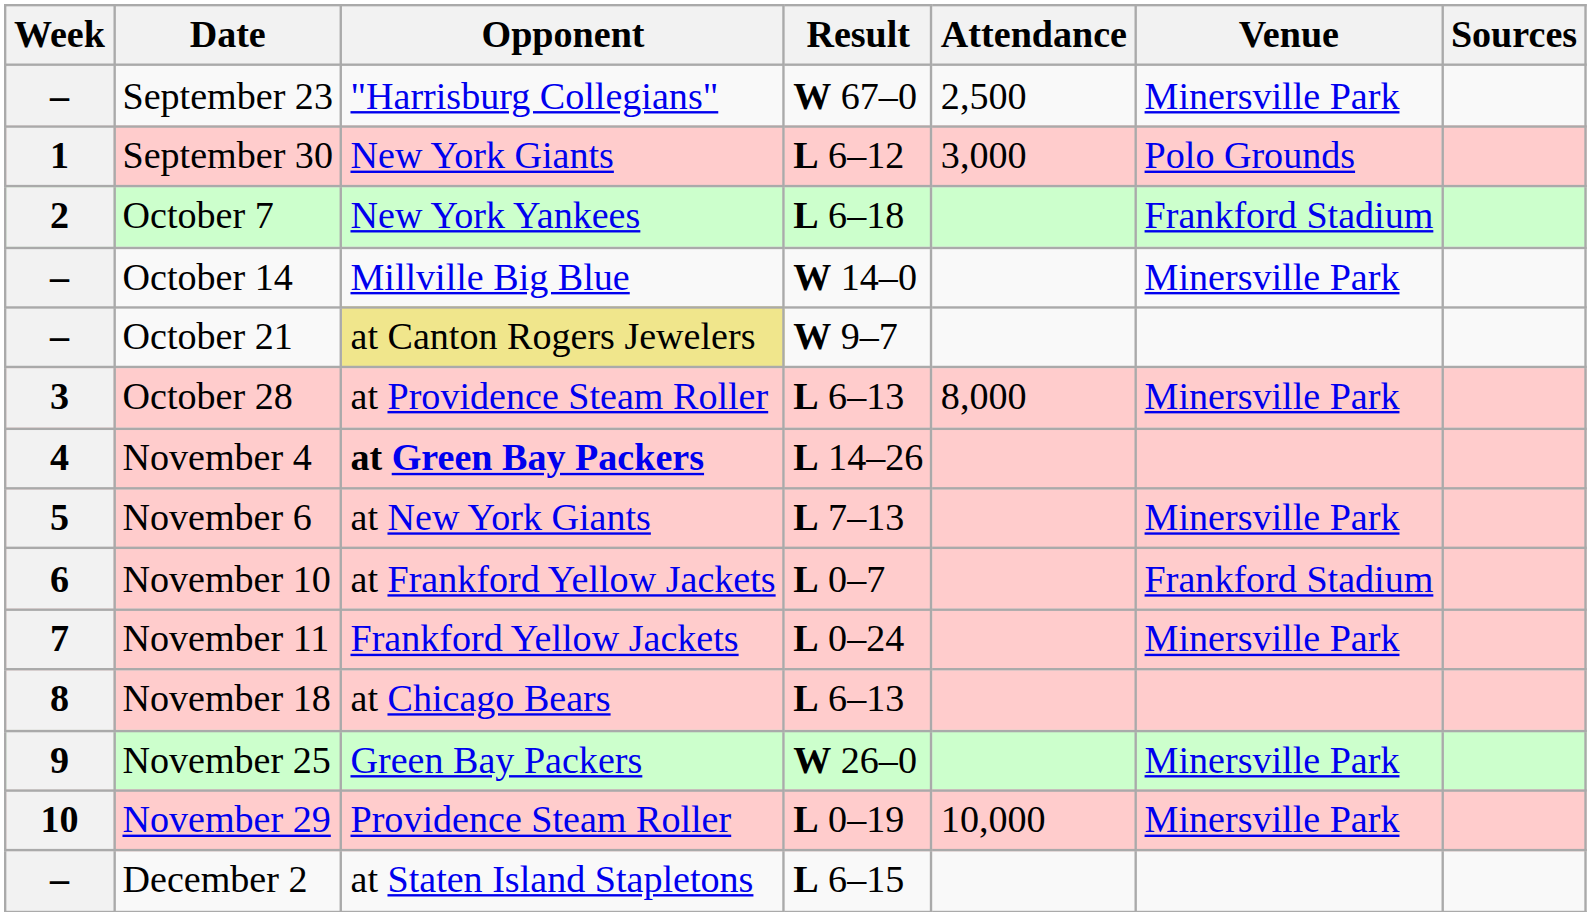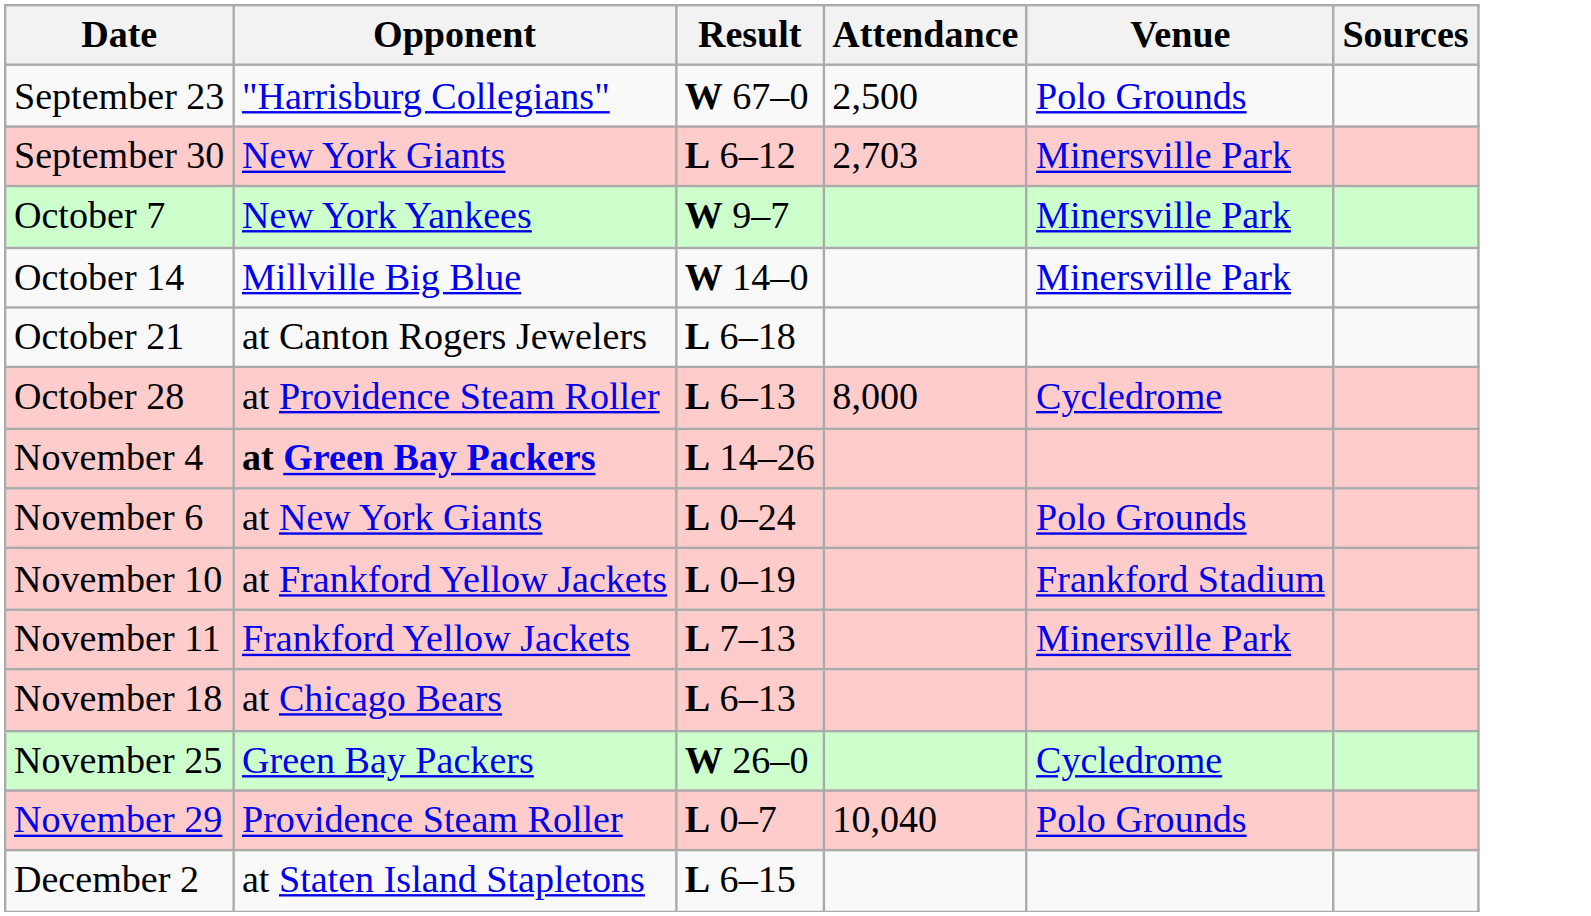- column: (59, 34)
(1272, 95) Minersville Park -> (1141, 95) Polo Grounds
(984, 155) 3,000 -> (875, 155) 2,703
(1250, 155) Polo Grounds -> (1164, 155) Minersville Park
(849, 215) L 6–18 -> (737, 215) W 9–7
(1289, 215) Frankford Stadium -> (1164, 215) Minersville Park
(553, 336) khaki background -> (444, 336) no background
(846, 336) W 9–7 -> (740, 336) L 6–18
(1272, 397) Minersville Park -> (1129, 397) Cycledrome
(849, 517) L 7–13 -> (740, 517) L 0–24
(1272, 517) Minersville Park -> (1141, 517) Polo Grounds
(839, 578) L 0–7 -> (740, 578) L 0–19
(849, 638) L 0–24 -> (740, 638) L 7–13
(1272, 759) Minersville Park -> (1129, 759) Cycledrome
(849, 819) L 0–19 -> (731, 819) L 0–7
(993, 819) 10,000 -> (885, 819) 10,040
(1272, 819) Minersville Park -> (1141, 819) Polo Grounds
